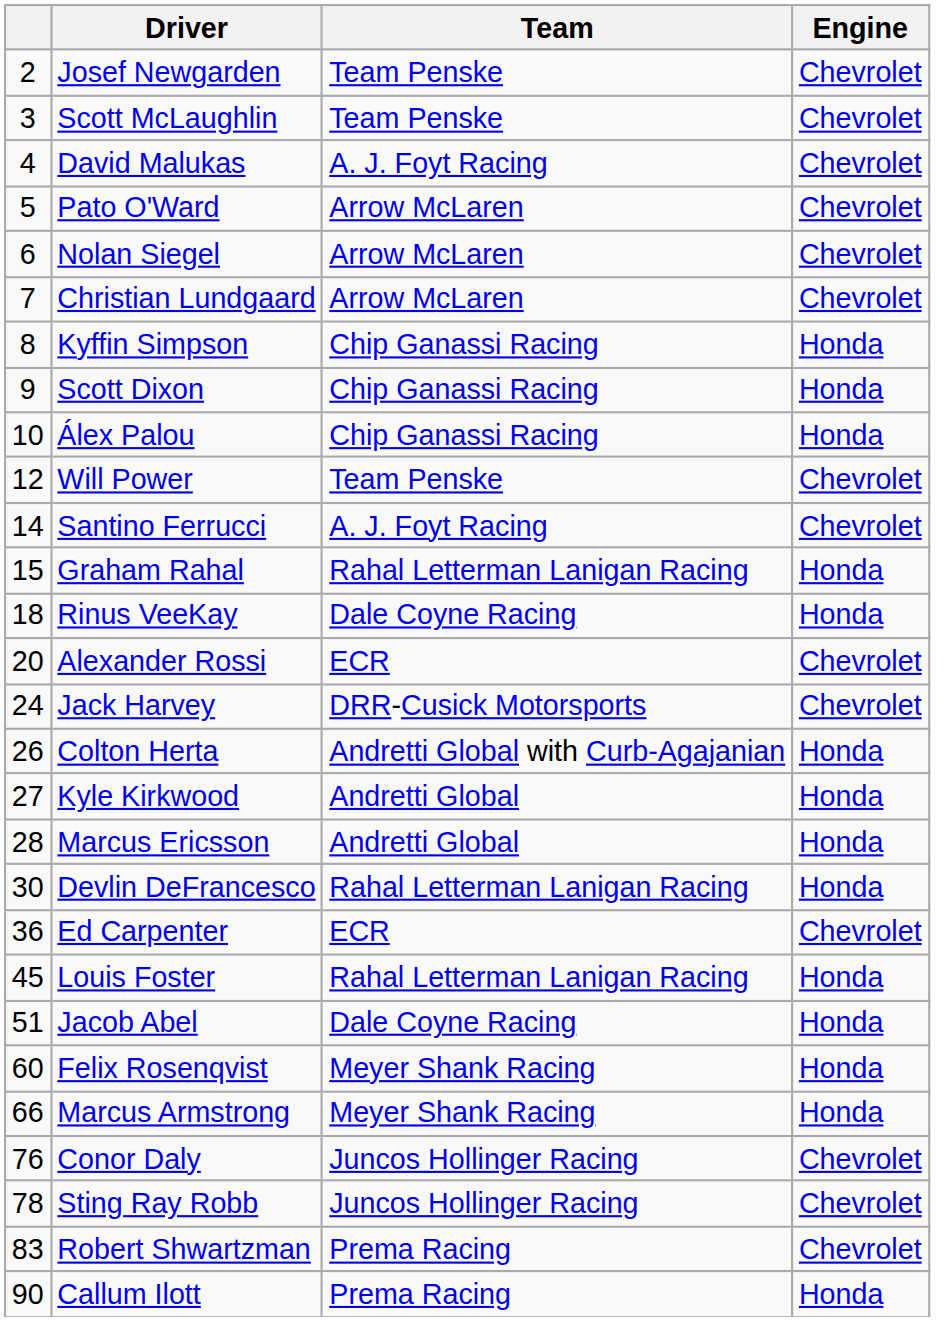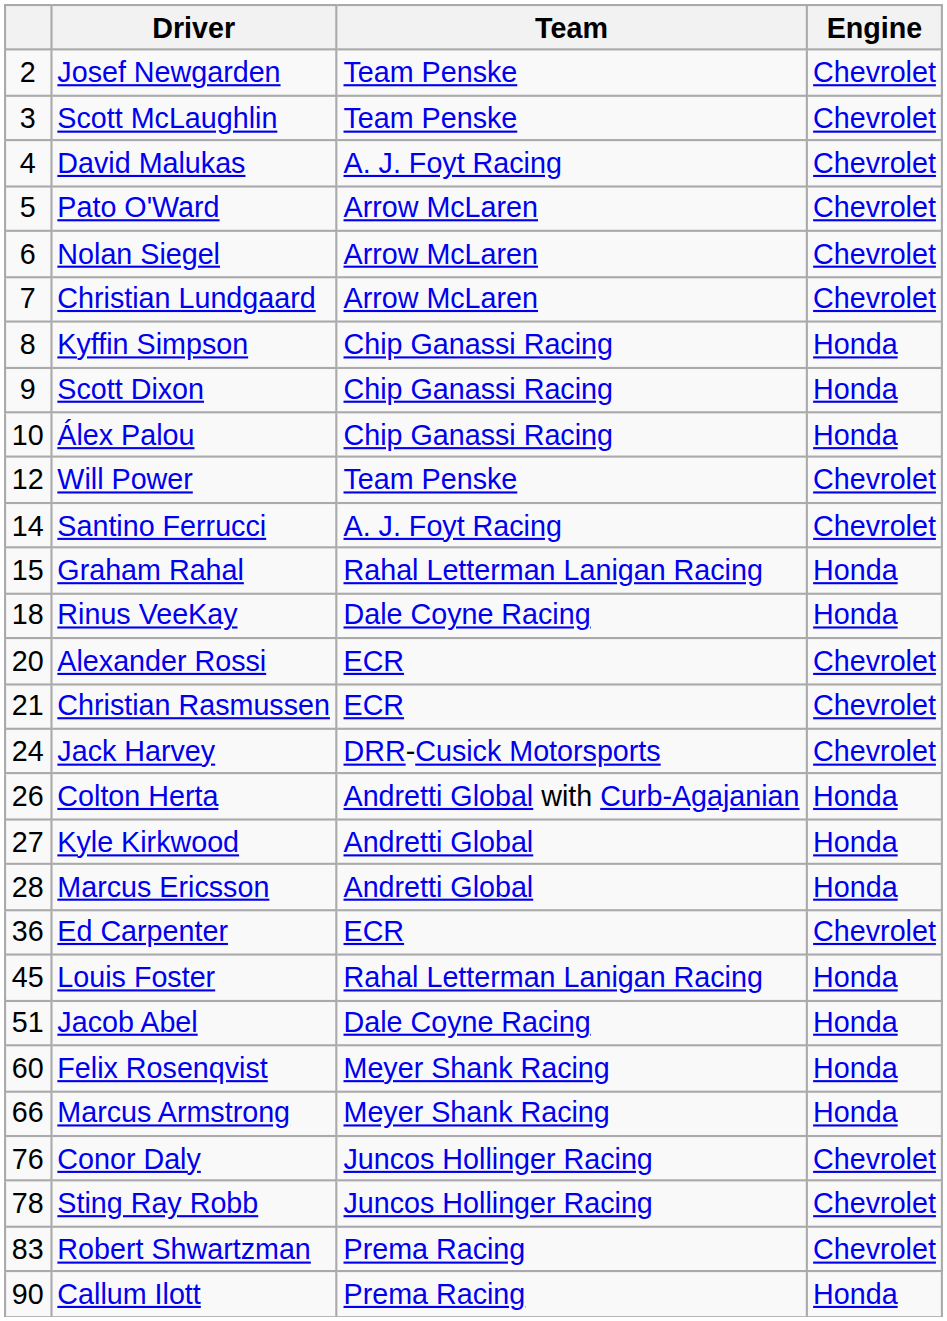+ row: (194, 706)
- row: (186, 887)
